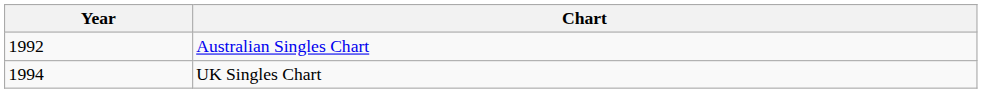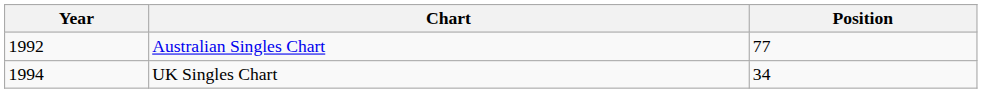+ column: (863, 18)
